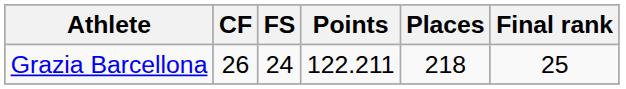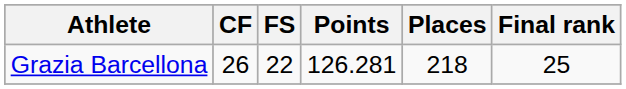(279, 64) 24 -> (279, 64) 22
(351, 64) 122.211 -> (352, 64) 126.281
